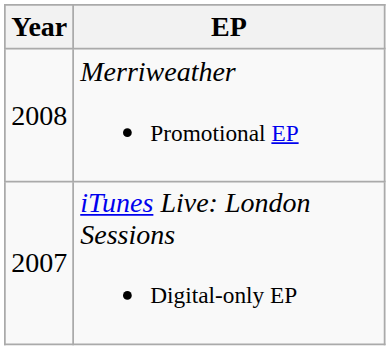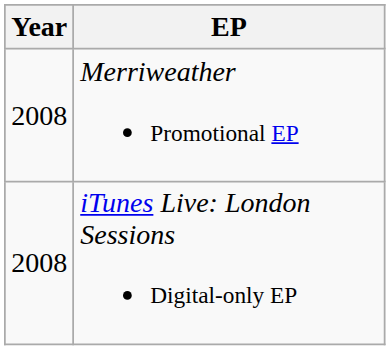(39, 262) 2007 -> (39, 262) 2008
